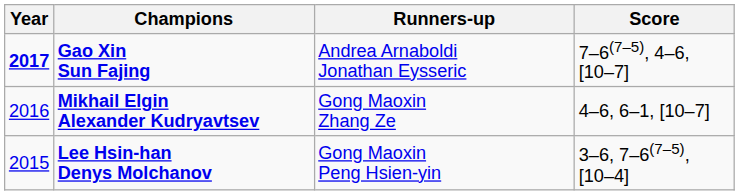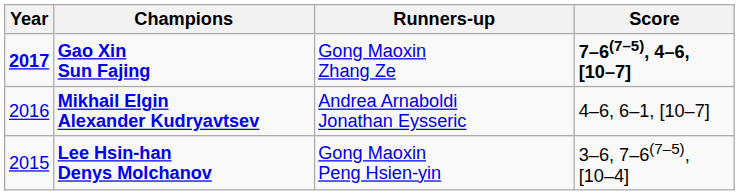(392, 60) Andrea Arnaboldi Jonathan Eysseric -> (372, 60) Gong Maoxin Zhang Ze
(634, 60) normal -> (634, 60) bold
(372, 112) Gong Maoxin Zhang Ze -> (392, 112) Andrea Arnaboldi Jonathan Eysseric
